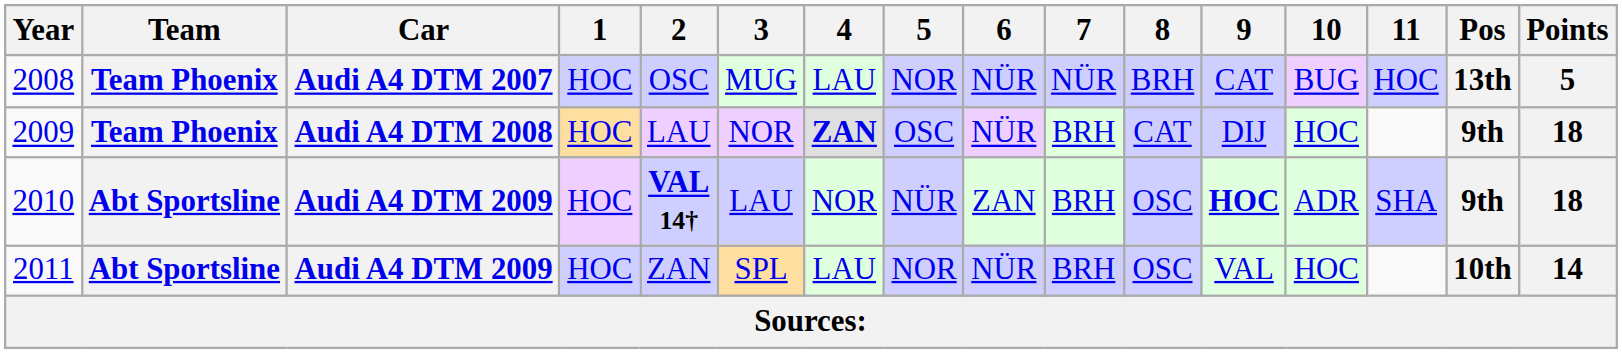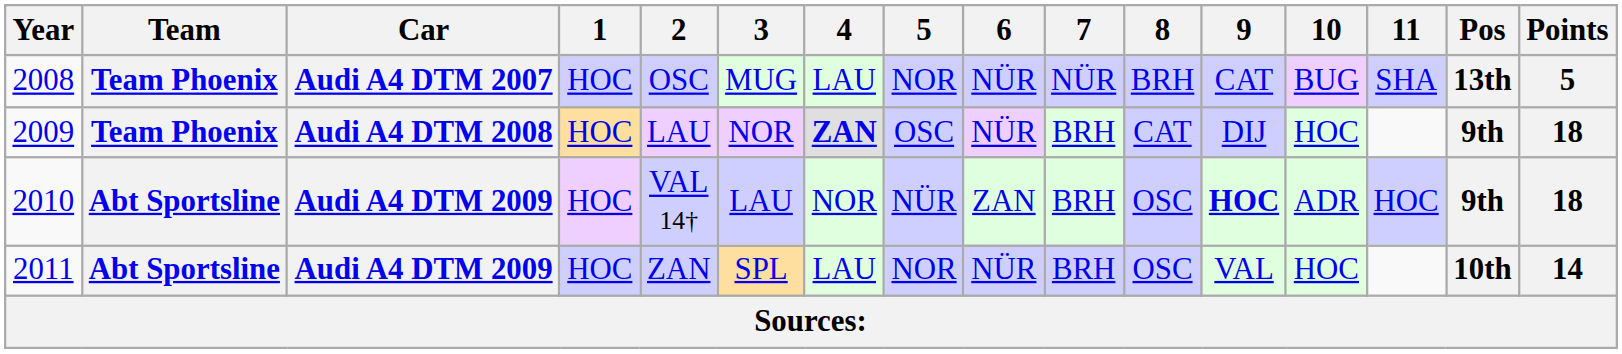(1406, 80) HOC -> (1406, 80) SHA
(679, 200) bold -> (679, 199) normal
(1406, 200) SHA -> (1406, 200) HOC
